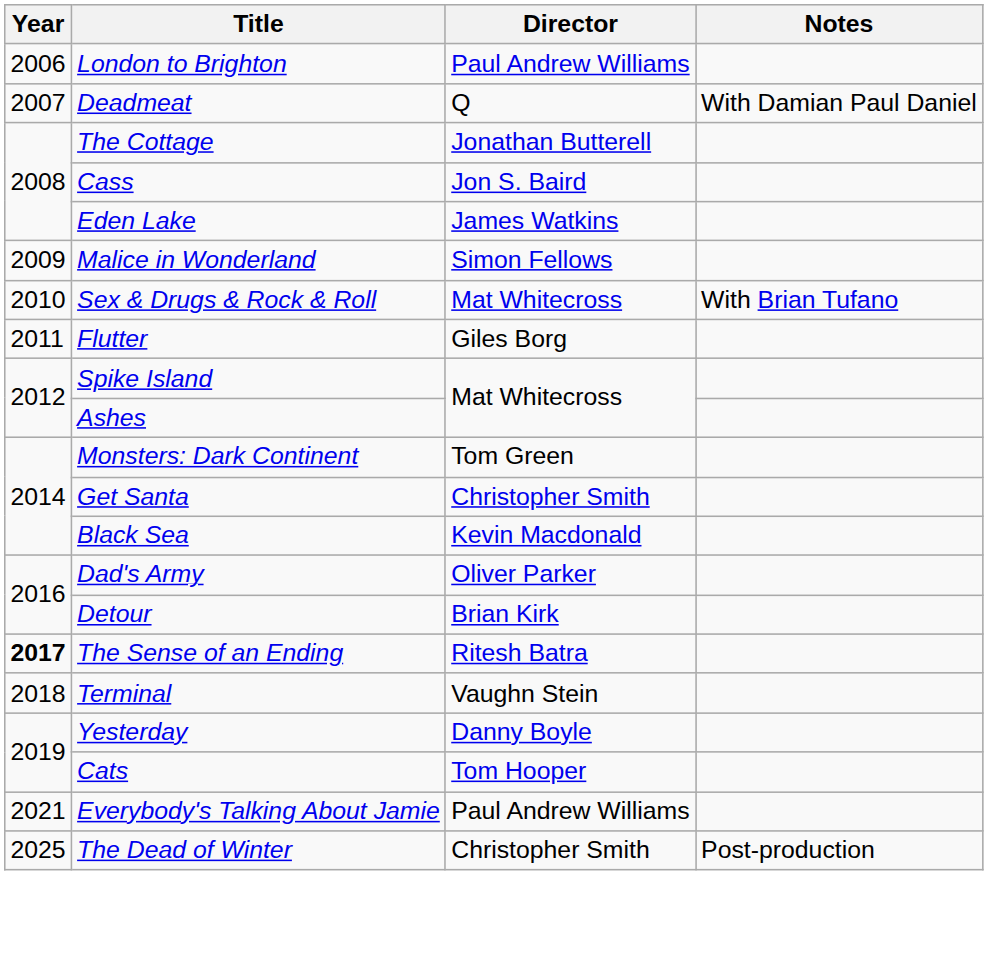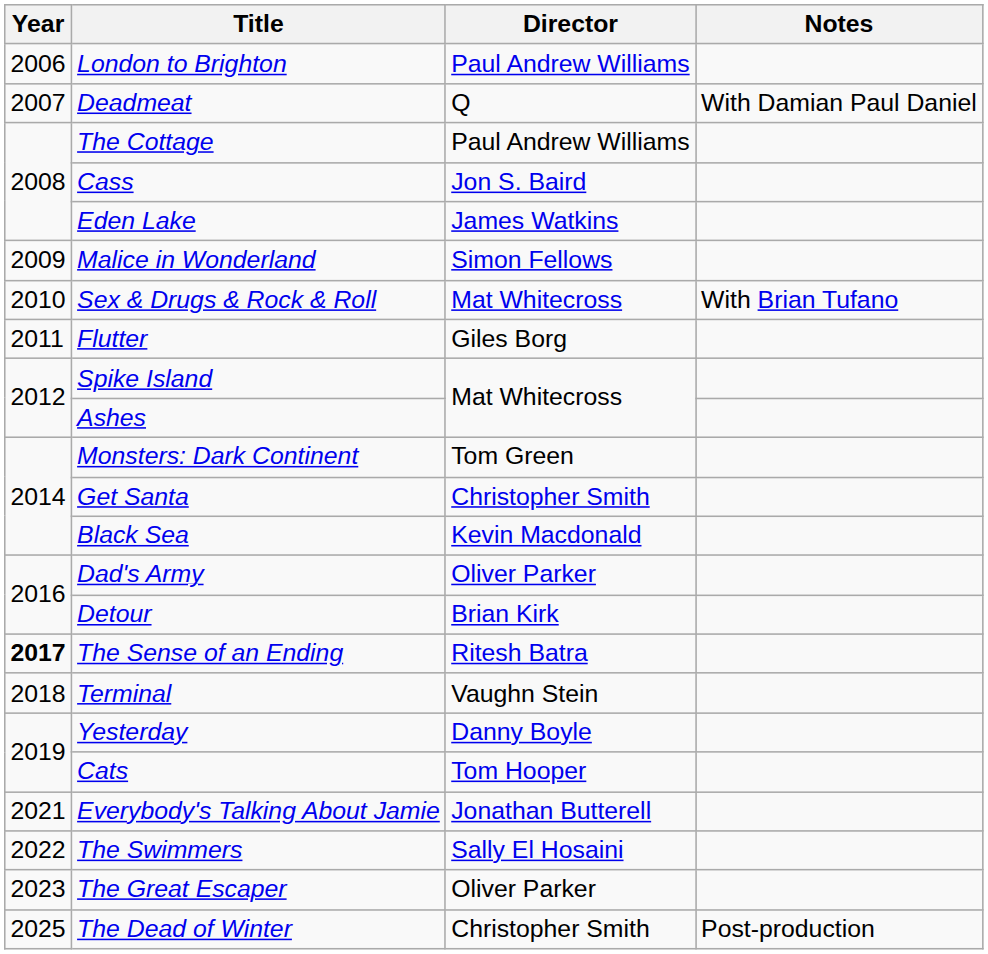(551, 142) Jonathan Butterell -> (570, 142) Paul Andrew Williams
(570, 810) Paul Andrew Williams -> (551, 810) Jonathan Butterell
+ row: (160, 850)
+ row: (182, 889)
